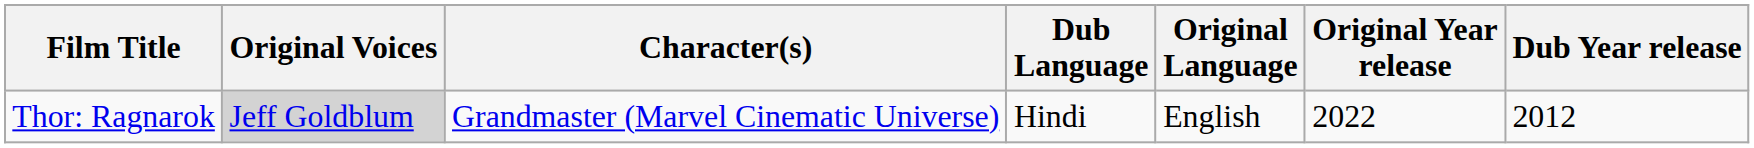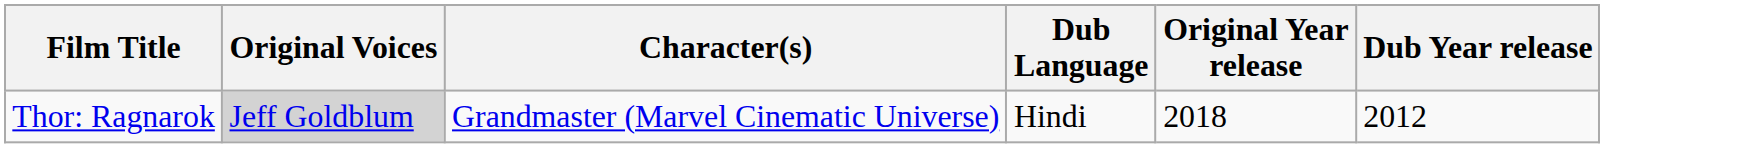- column: (1230, 47)
(1344, 116) 2022 -> (1195, 116) 2018
